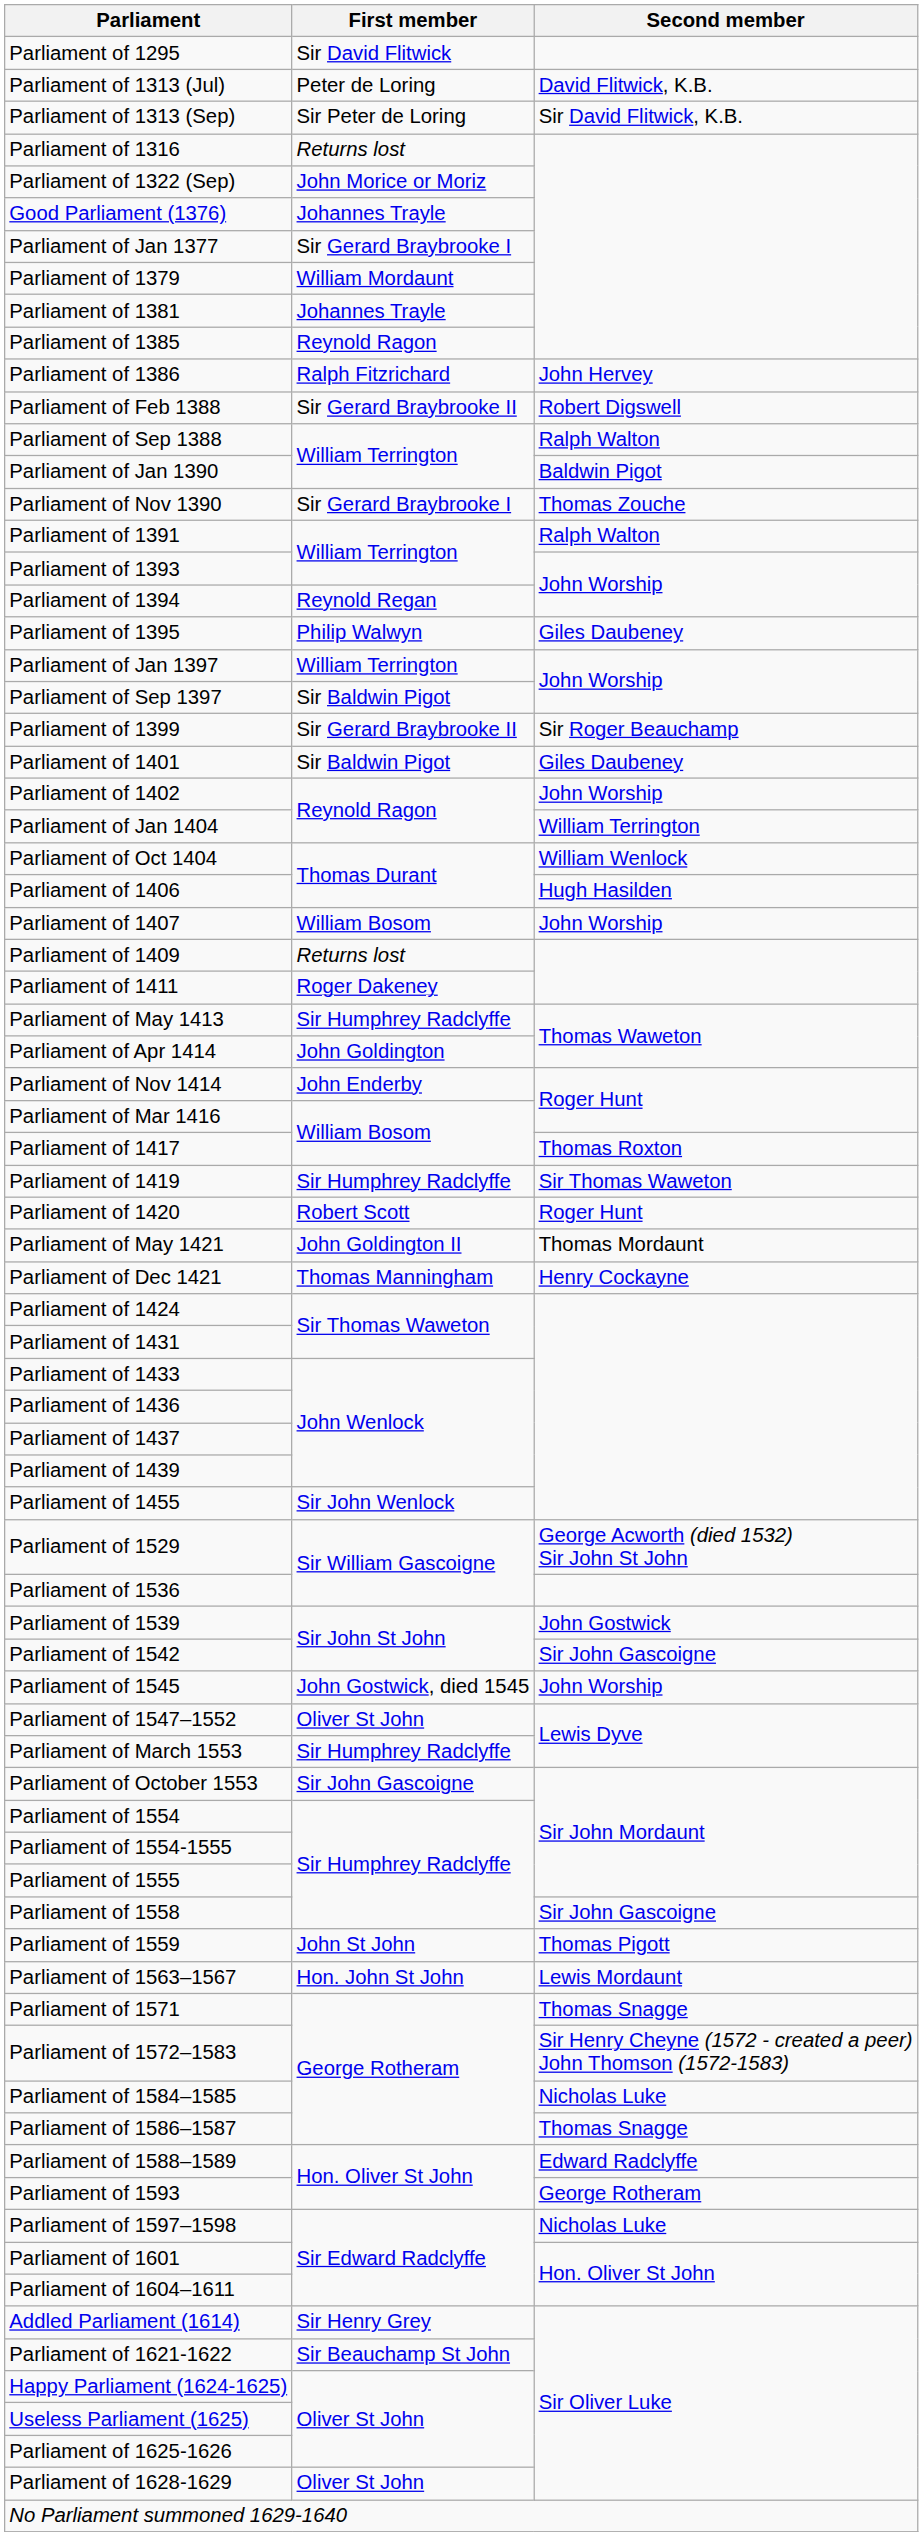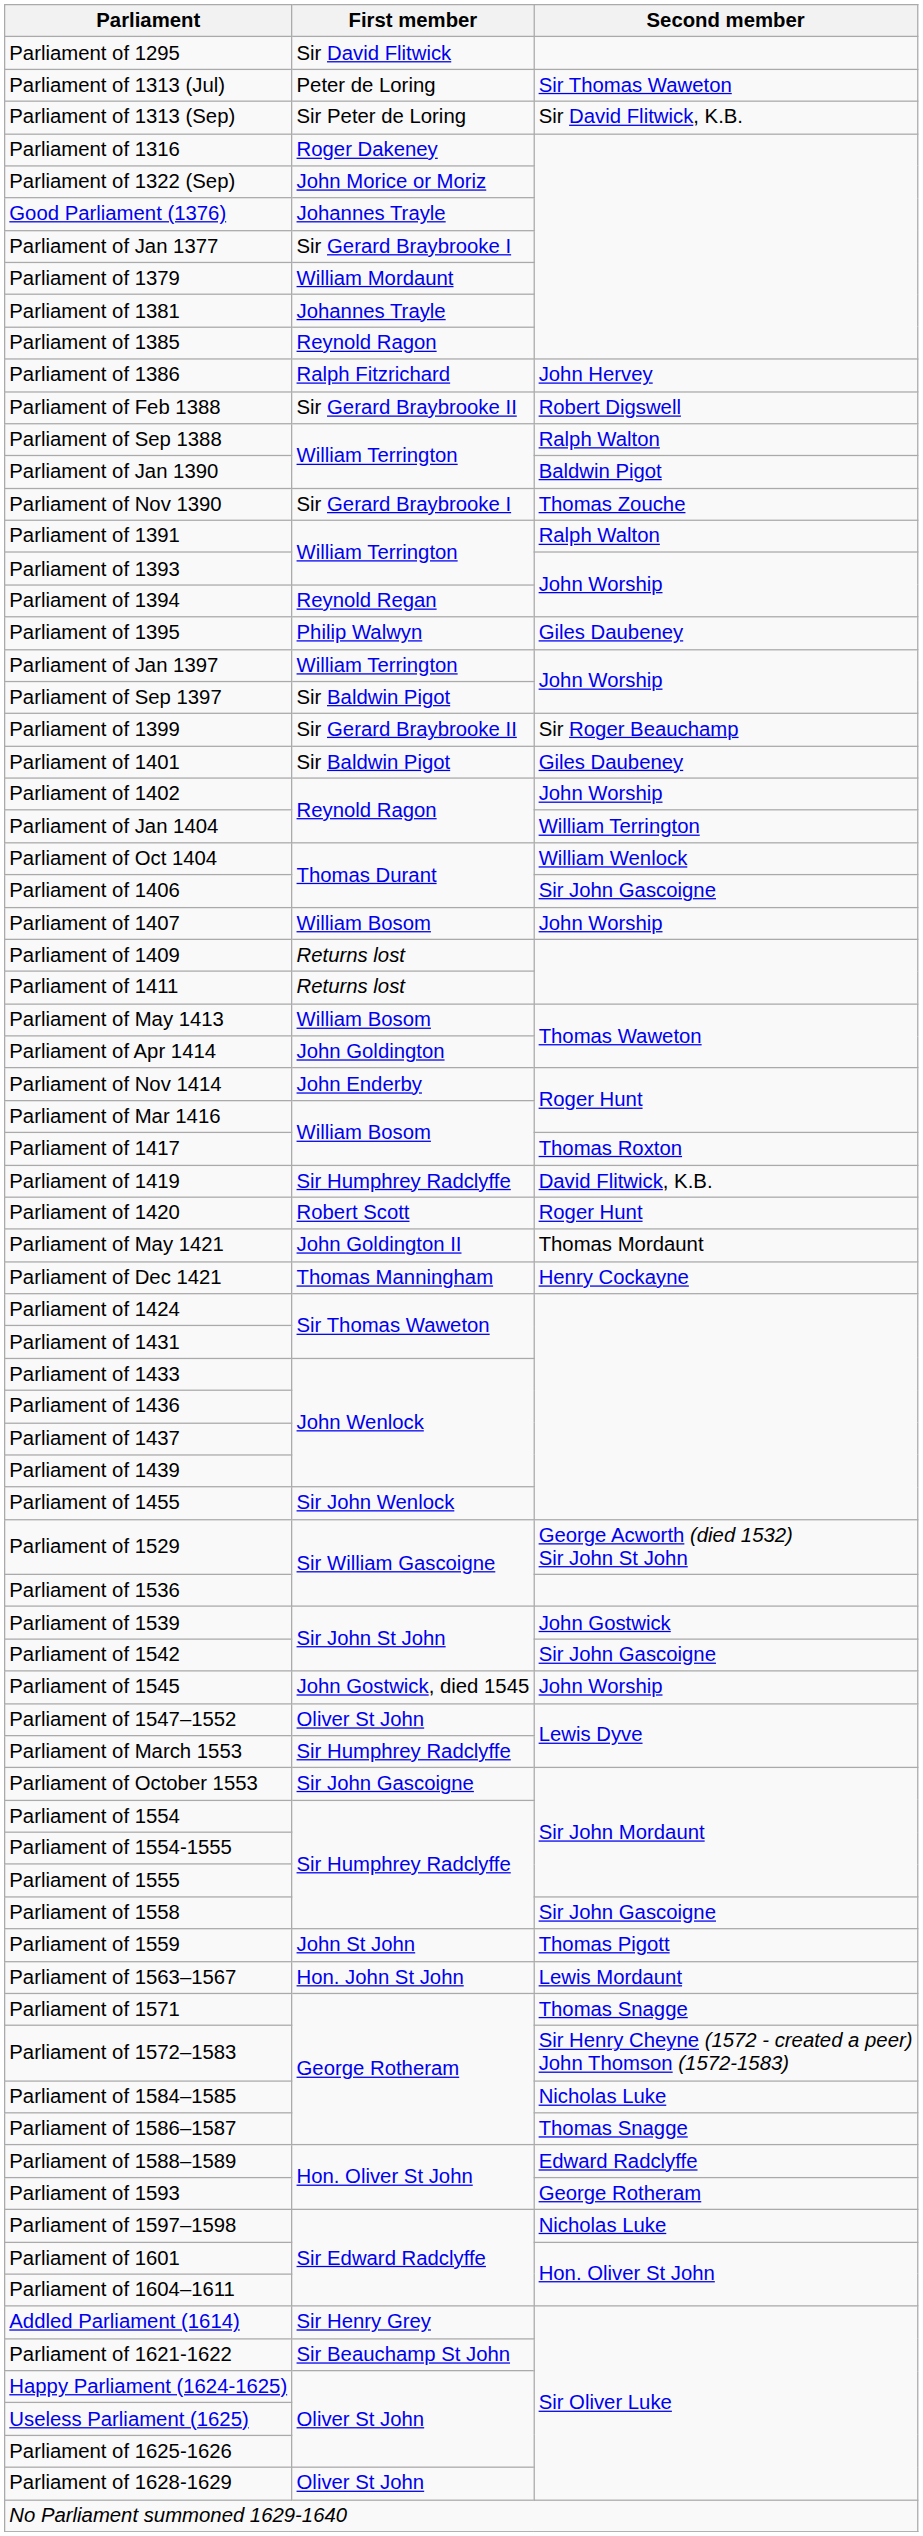(626, 85) David Flitwick, K.B. -> (635, 85) Sir Thomas Waweton
(351, 149) Returns lost -> (367, 149) Roger Dakeney
(605, 890) Hugh Hasilden -> (627, 890) Sir John Gascoigne
(367, 987) Roger Dakeney -> (351, 987) Returns lost
(404, 1019) Sir Humphrey Radclyffe -> (364, 1019) William Bosom
(635, 1180) Sir Thomas Waweton -> (626, 1180) David Flitwick, K.B.
